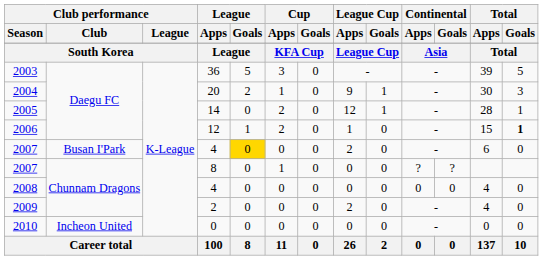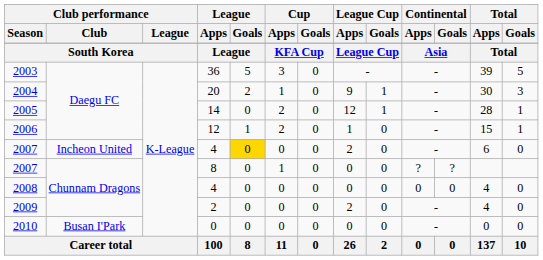(520, 129) bold -> (520, 129) normal
(94, 149) Busan I'Park -> (94, 149) Incheon United
(94, 226) Incheon United -> (94, 226) Busan I'Park
